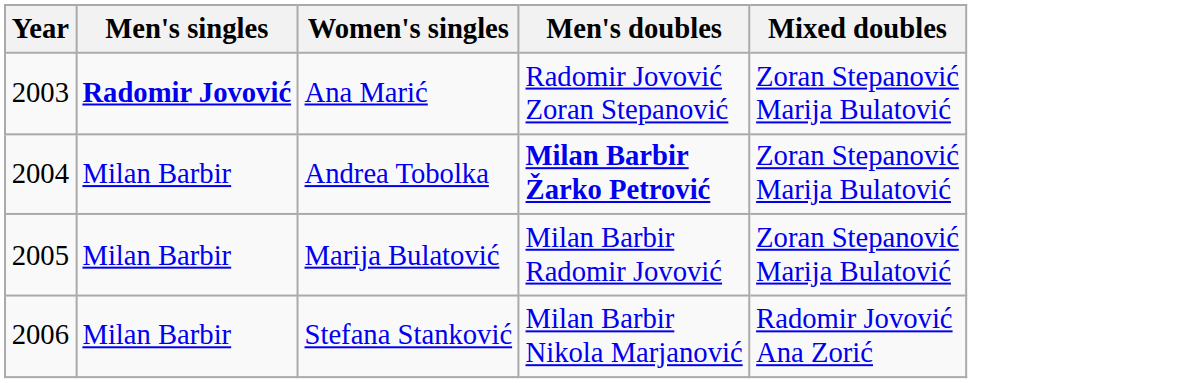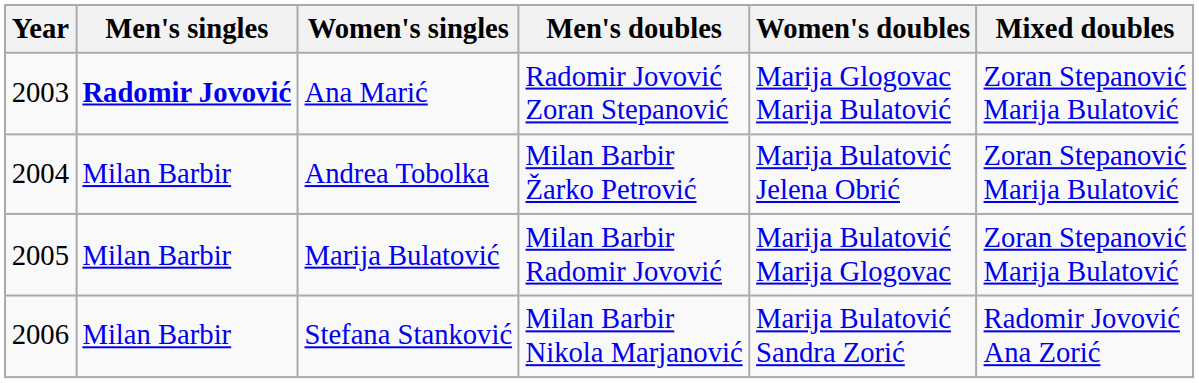+ column: (863, 28)
(618, 173) bold -> (611, 173) normal
